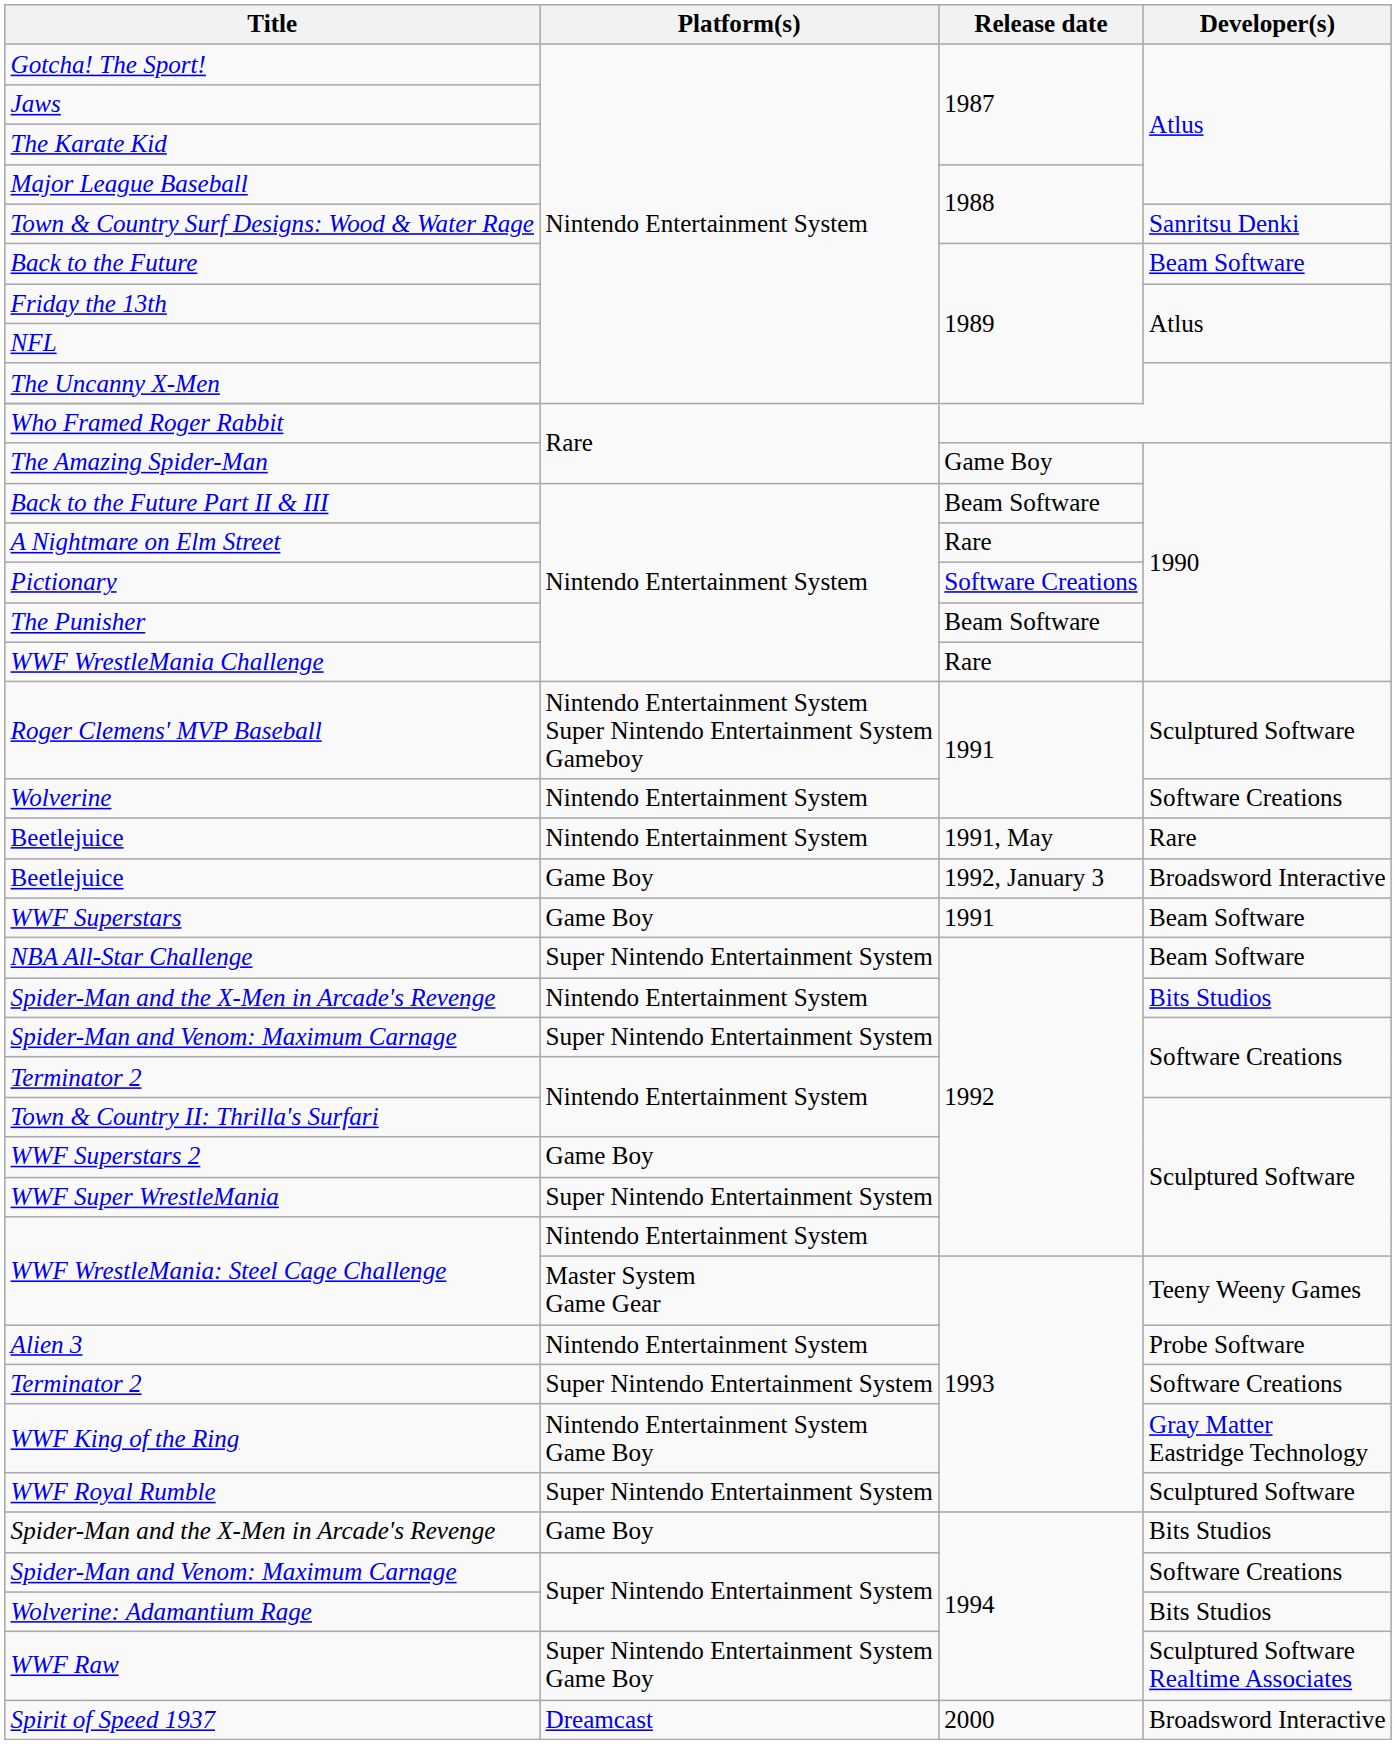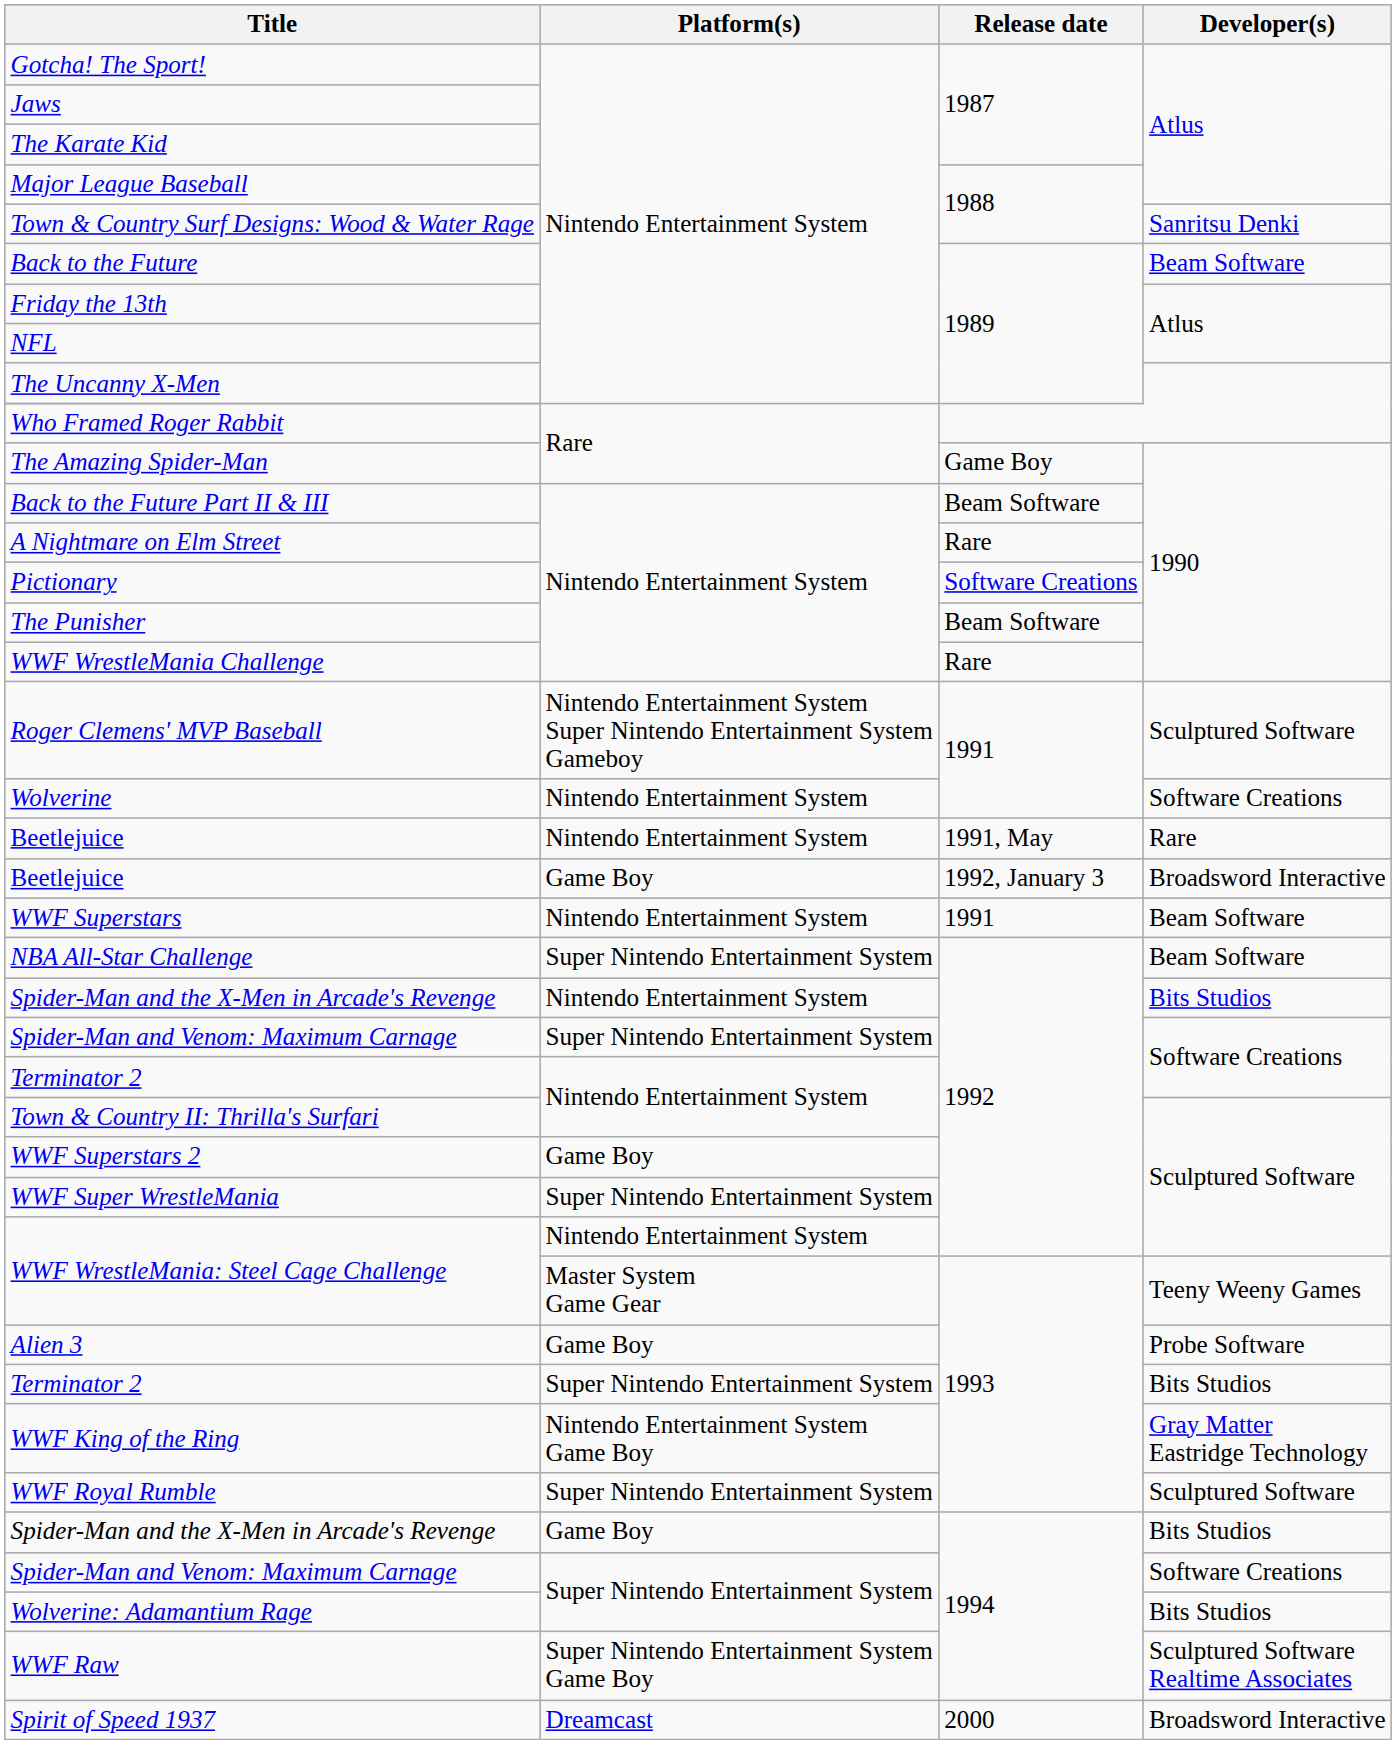(600, 917) Game Boy -> (707, 917) Nintendo Entertainment System
(707, 1344) Nintendo Entertainment System -> (600, 1344) Game Boy
(1246, 1384) Software Creations -> (1210, 1384) Bits Studios
